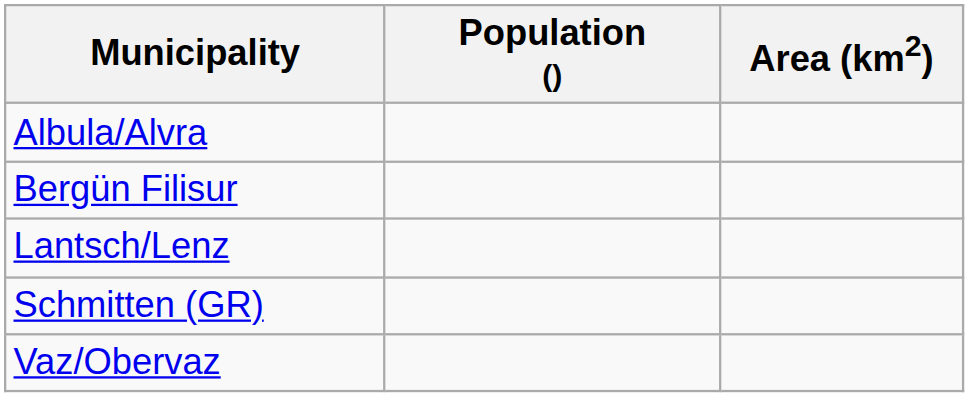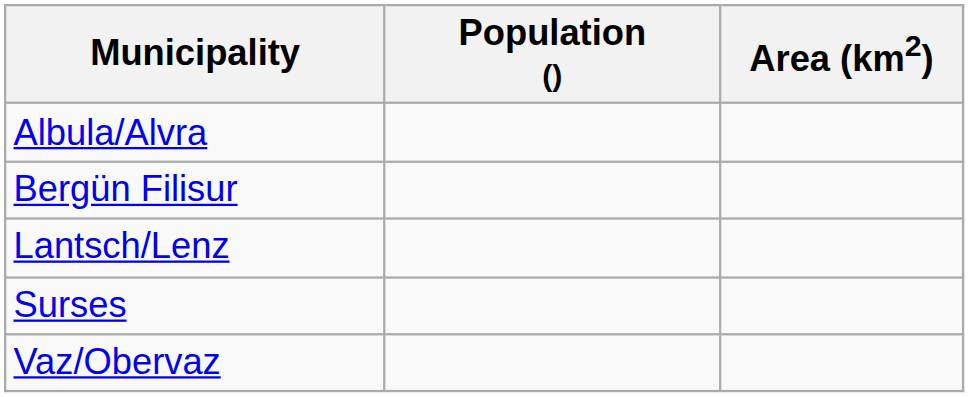- row: (139, 304)
+ row: (70, 304)
